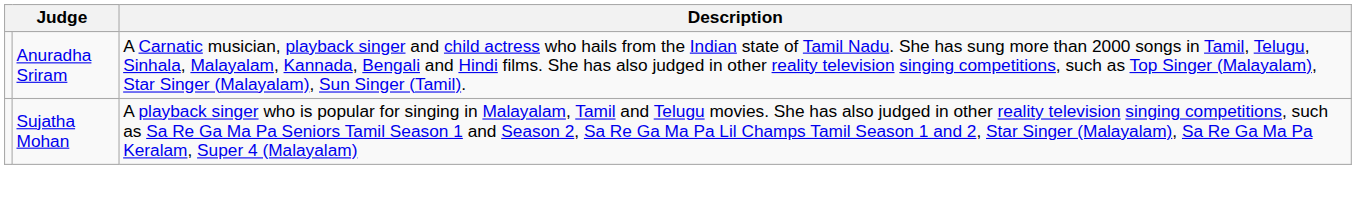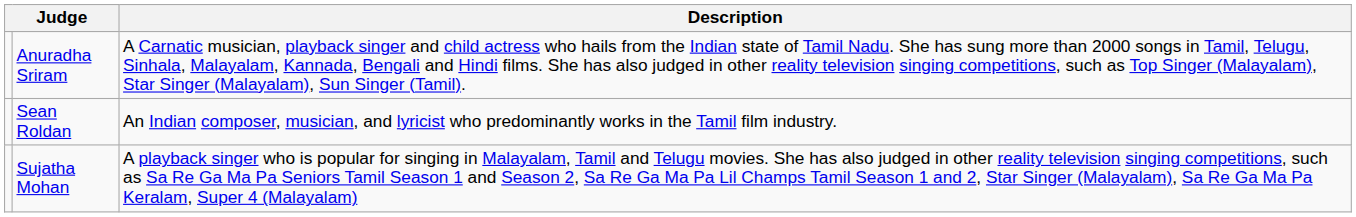+ row: (44, 121)
